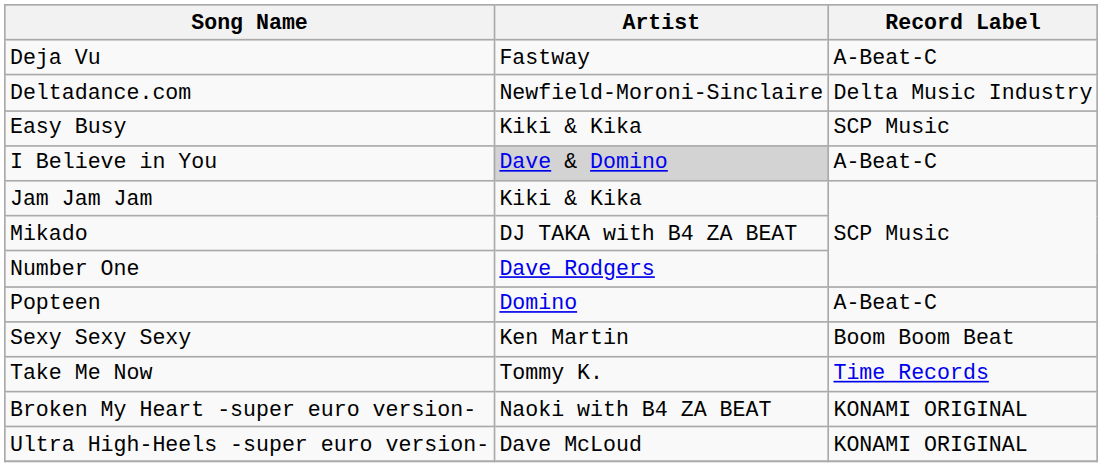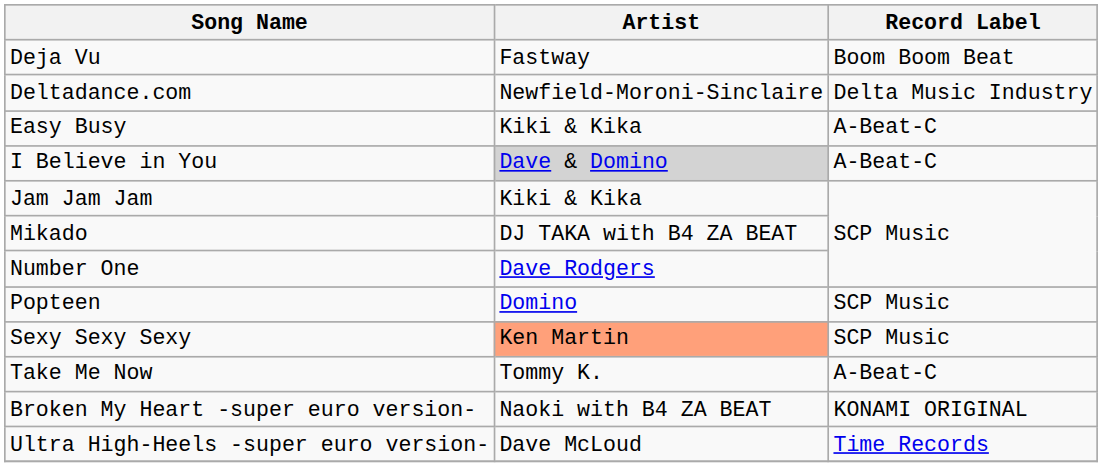(885, 58) A-Beat-C -> (924, 58) Boom Boom Beat
(892, 128) SCP Music -> (885, 128) A-Beat-C
(885, 304) A-Beat-C -> (892, 304) SCP Music
(564, 339) no background -> (564, 339) lightsalmon background
(924, 339) Boom Boom Beat -> (892, 339) SCP Music
(911, 374) Time Records -> (885, 374) A-Beat-C
(931, 444) KONAMI ORIGINAL -> (911, 444) Time Records
